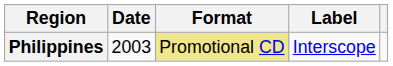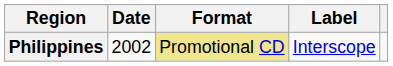(131, 46) 2003 -> (131, 46) 2002
